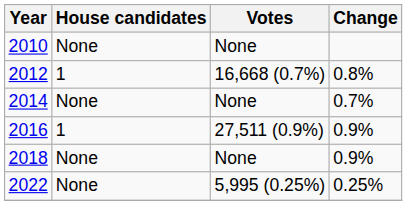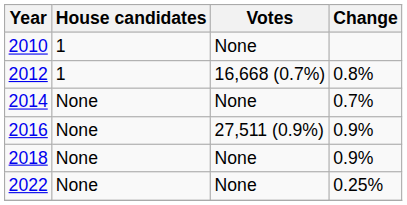(77, 46) None -> (61, 46) 1
(61, 130) 1 -> (77, 130) None
(270, 185) 5,995 (0.25%) -> (236, 185) None
